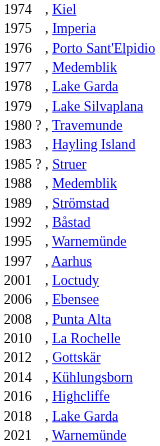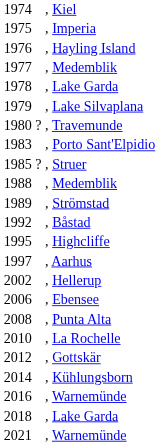(100, 48) , Porto Sant'Elpidio -> (90, 48) , Hayling Island
(90, 145) , Hayling Island -> (100, 145) , Porto Sant'Elpidio
(86, 241) , Warnemünde -> (77, 241) , Highcliffe
- row: (18, 280)
+ row: (18, 280)
(77, 396) , Highcliffe -> (86, 396) , Warnemünde
